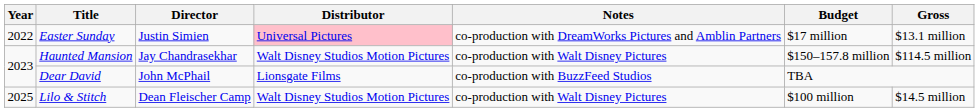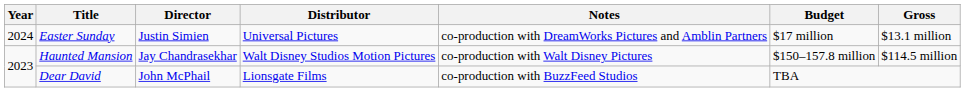(20, 35) 2022 -> (20, 35) 2024
(304, 35) pink background -> (290, 35) no background
- row: (73, 96)
